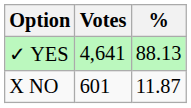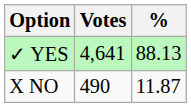(95, 86) 601 -> (95, 86) 490
